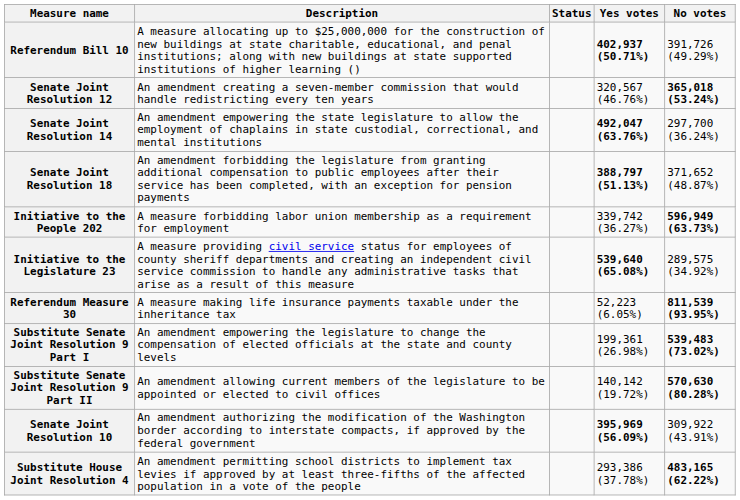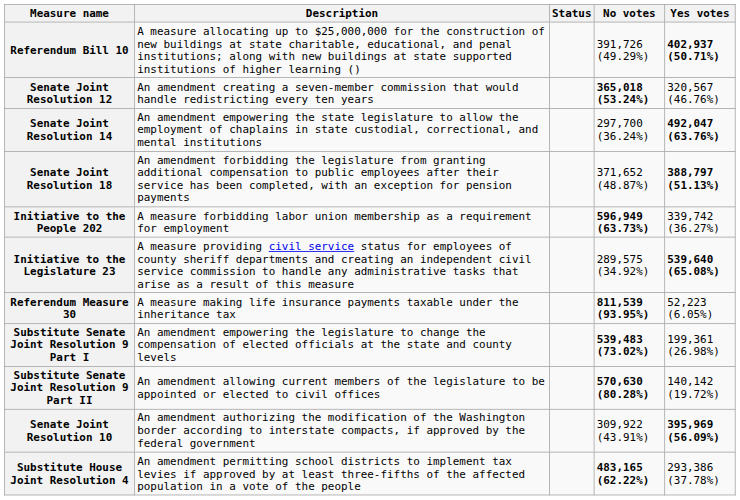columns swapped: (629, 13) <-> (700, 13)
